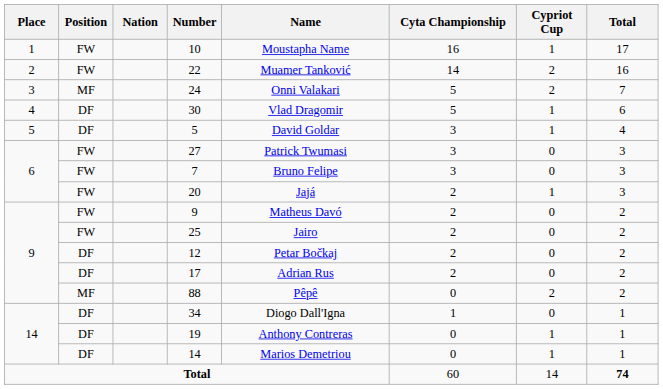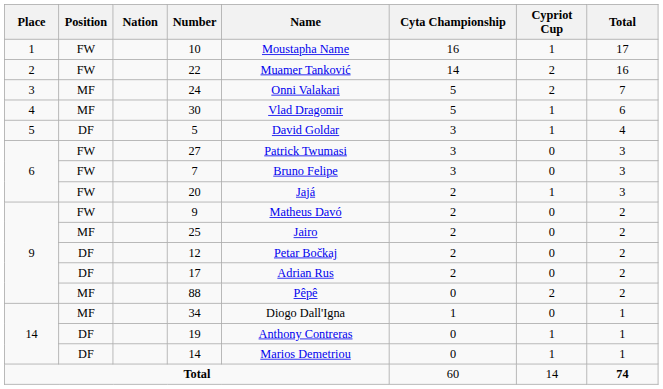(86, 110) DF -> (86, 110) MF
(86, 232) FW -> (86, 232) MF
(86, 313) DF -> (86, 313) MF
